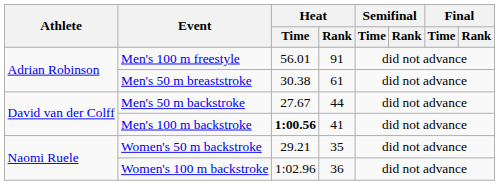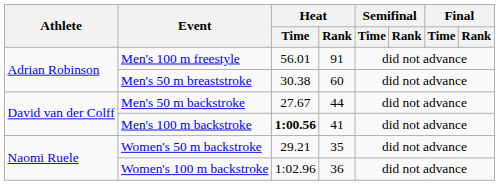(337, 81) 61 -> (337, 81) 60
